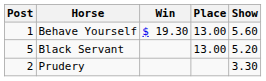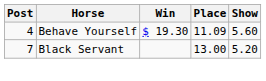(30, 31) 1 -> (30, 31) 4
(210, 31) 13.00 -> (210, 31) 11.09
(30, 49) 5 -> (30, 49) 7
- row: (62, 67)
